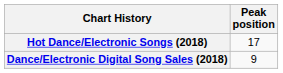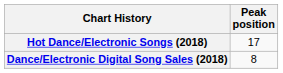(254, 59) 9 -> (254, 59) 8
